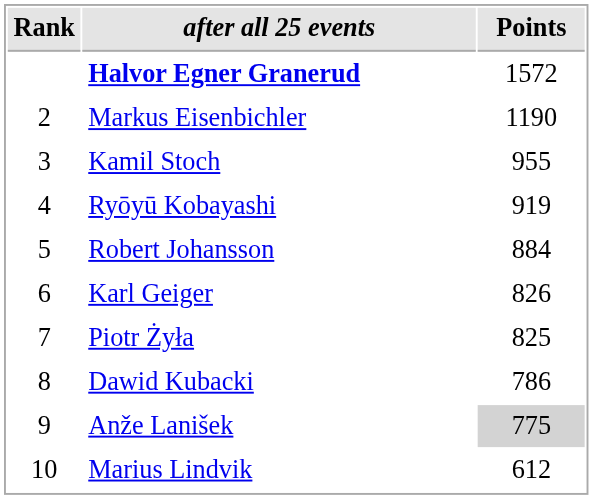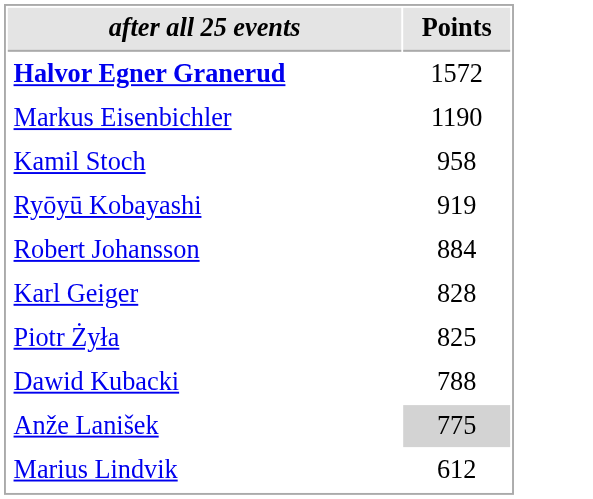- column: (44, 28)
(531, 162) 955 -> (457, 162) 958
(531, 293) 826 -> (457, 293) 828
(531, 381) 786 -> (457, 381) 788
